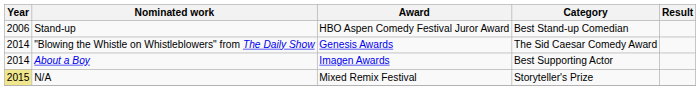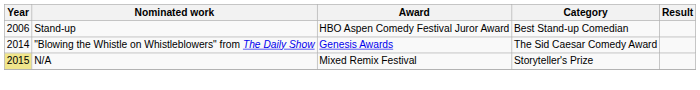- row: (62, 61)
